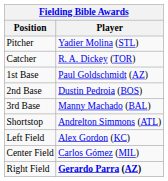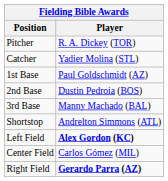(98, 44) Yadier Molina (STL) -> (97, 44) R. A. Dickey (TOR)
(97, 59) R. A. Dickey (TOR) -> (98, 59) Yadier Molina (STL)
(94, 138) normal -> (96, 138) bold
